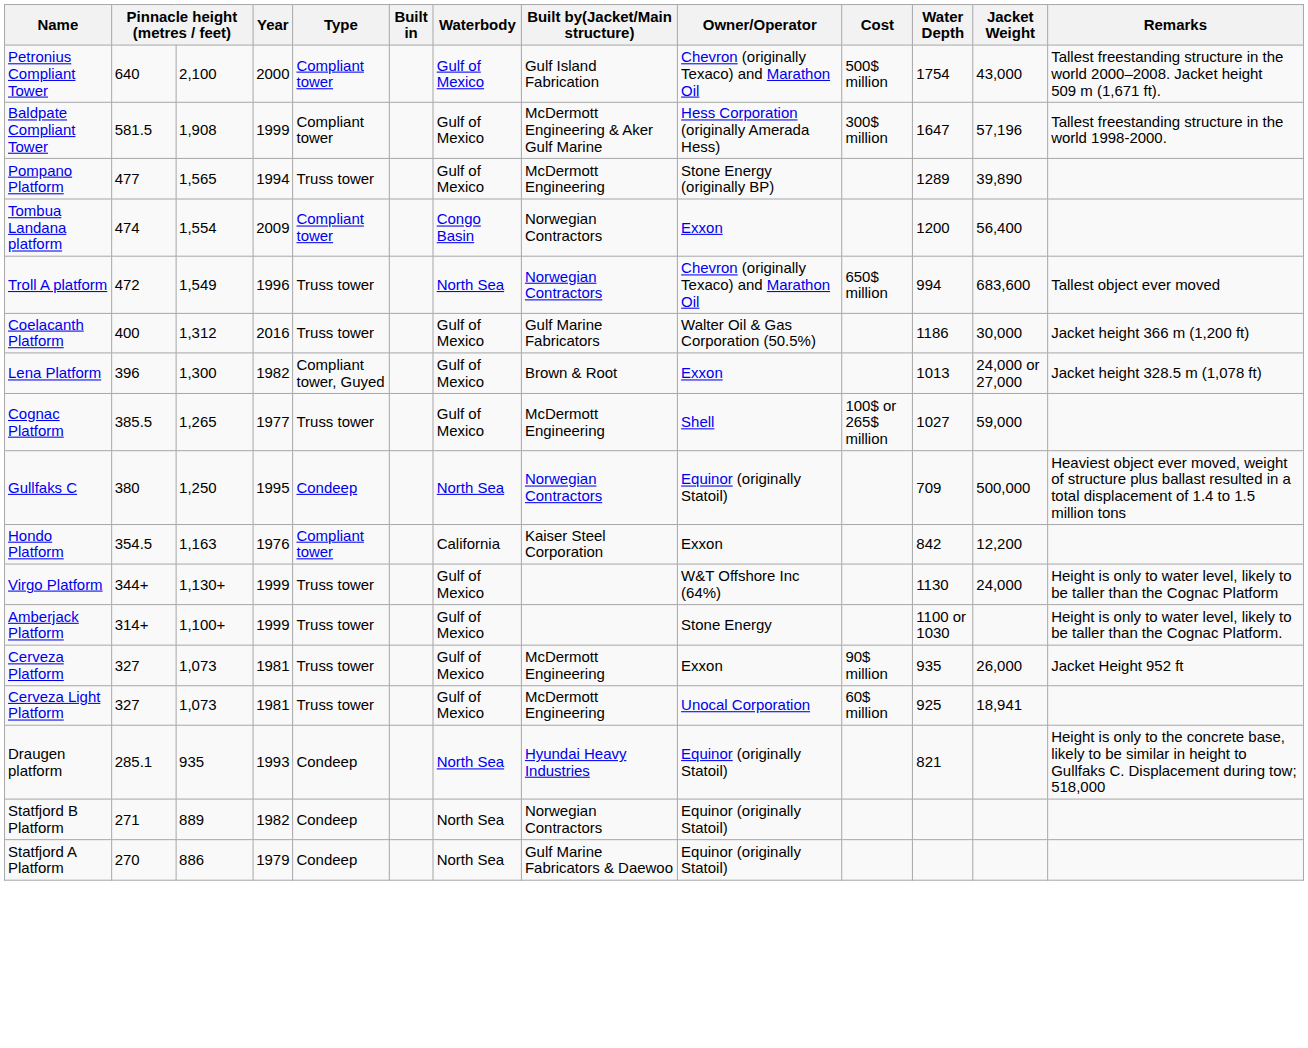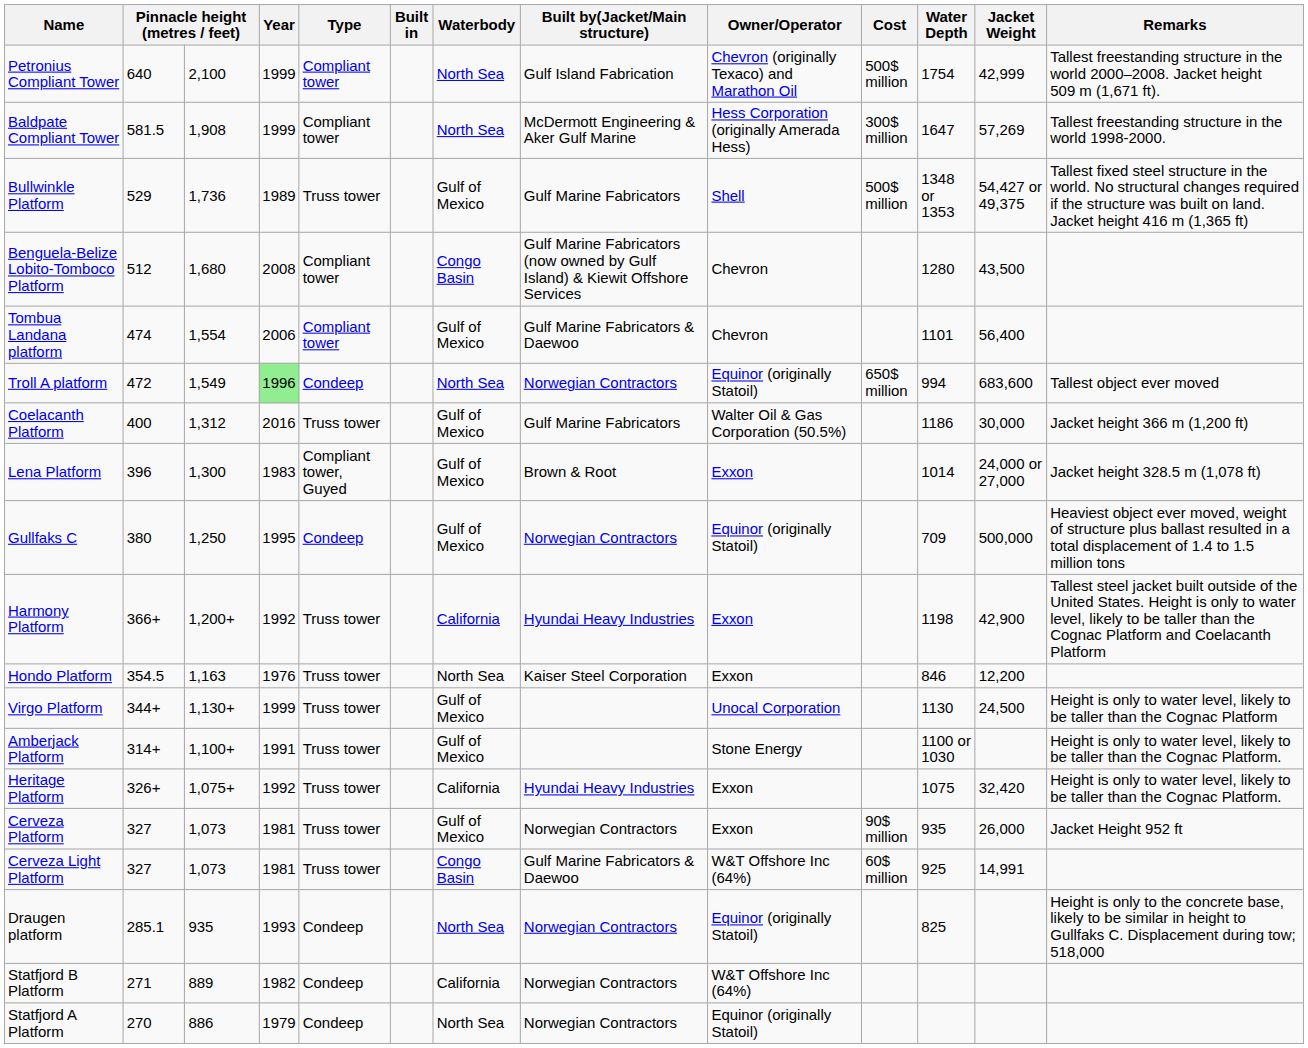(273, 74) 2000 -> (279, 74) 1999
(460, 74) Gulf of Mexico -> (470, 74) North Sea
(999, 74) 43,000 -> (1002, 74) 42,999
(460, 131) Gulf of Mexico -> (470, 131) North Sea
(999, 131) 57,196 -> (1002, 131) 57,269
+ row: (41, 196)
+ row: (63, 269)
- row: (40, 179)
(273, 228) 2009 -> (279, 335) 2006
(459, 228) Congo Basin -> (460, 335) Gulf of Mexico
(564, 228) Norwegian Contractors -> (609, 335) Gulf Marine Fabricators & Daewoo
(702, 228) Exxon -> (740, 335) Chevron
(933, 228) 1200 -> (937, 335) 1101
(273, 285) no background -> (279, 383) lightgreen background
(335, 285) Truss tower -> (333, 383) Condeep
(756, 285) Chevron (originally Texaco) and Marathon Oil -> (771, 383) Equinor (originally Statoil)
(273, 374) 1982 -> (279, 472) 1983
(933, 374) 1013 -> (938, 472) 1014
- row: (36, 422)
(470, 488) North Sea -> (460, 538) Gulf of Mexico
+ row: (38, 619)
(330, 545) Compliant tower -> (341, 676) Truss tower
(468, 545) California -> (470, 676) North Sea
(929, 545) 842 -> (934, 676) 846
(740, 585) W&T Offshore Inc (64%) -> (776, 708) Unocal Corporation
(999, 585) 24,000 -> (1002, 708) 24,500
(273, 625) 1999 -> (279, 749) 1991
+ row: (36, 789)
(565, 665) McDermott Engineering -> (600, 829) Norwegian Contractors
(460, 706) Gulf of Mexico -> (459, 870) Congo Basin
(565, 706) McDermott Engineering -> (609, 870) Gulf Marine Fabricators & Daewoo
(746, 706) Unocal Corporation -> (771, 870) W&T Offshore Inc (64%)
(999, 706) 18,941 -> (1002, 870) 14,991
(576, 763) Hyundai Heavy Industries -> (600, 926) Norwegian Contractors
(929, 763) 821 -> (934, 926) 825
(470, 820) North Sea -> (468, 983) California
(741, 820) Equinor (originally Statoil) -> (771, 983) W&T Offshore Inc (64%)
(599, 860) Gulf Marine Fabricators & Daewoo -> (600, 1024) Norwegian Contractors
